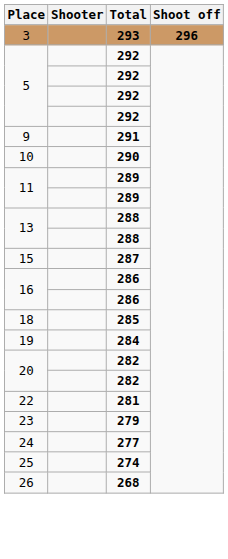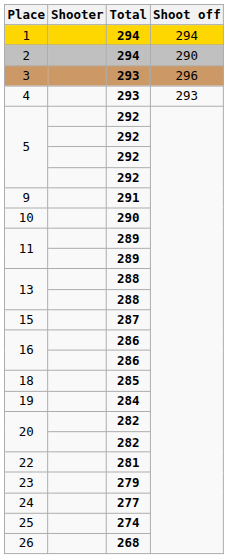+ row: (26, 35)
+ row: (26, 55)
(187, 35) bold -> (187, 76) normal
+ row: (26, 96)
